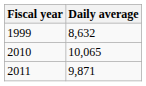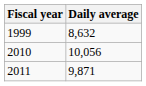(85, 52) 10,065 -> (85, 52) 10,056
